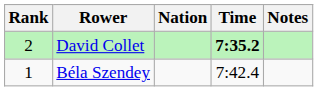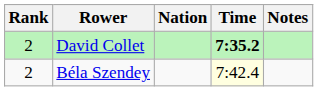(28, 72) 1 -> (28, 72) 2
(237, 72) no background -> (237, 72) lightyellow background
